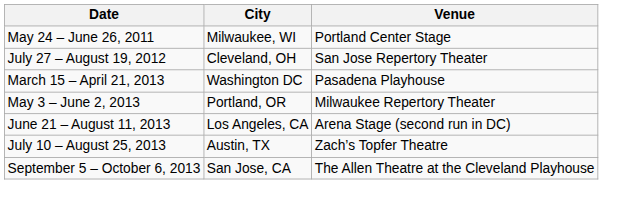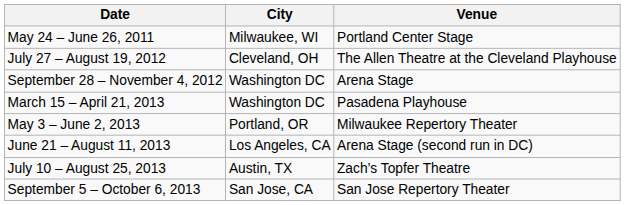(401, 59) San Jose Repertory Theater -> (477, 59) The Allen Theatre at the Cleveland Playhouse
+ row: (115, 80)
(455, 168) The Allen Theatre at the Cleveland Playhouse -> (423, 189) San Jose Repertory Theater
